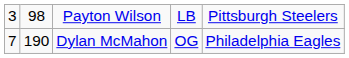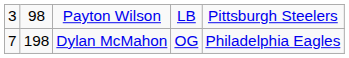(36, 41) 190 -> (36, 41) 198
